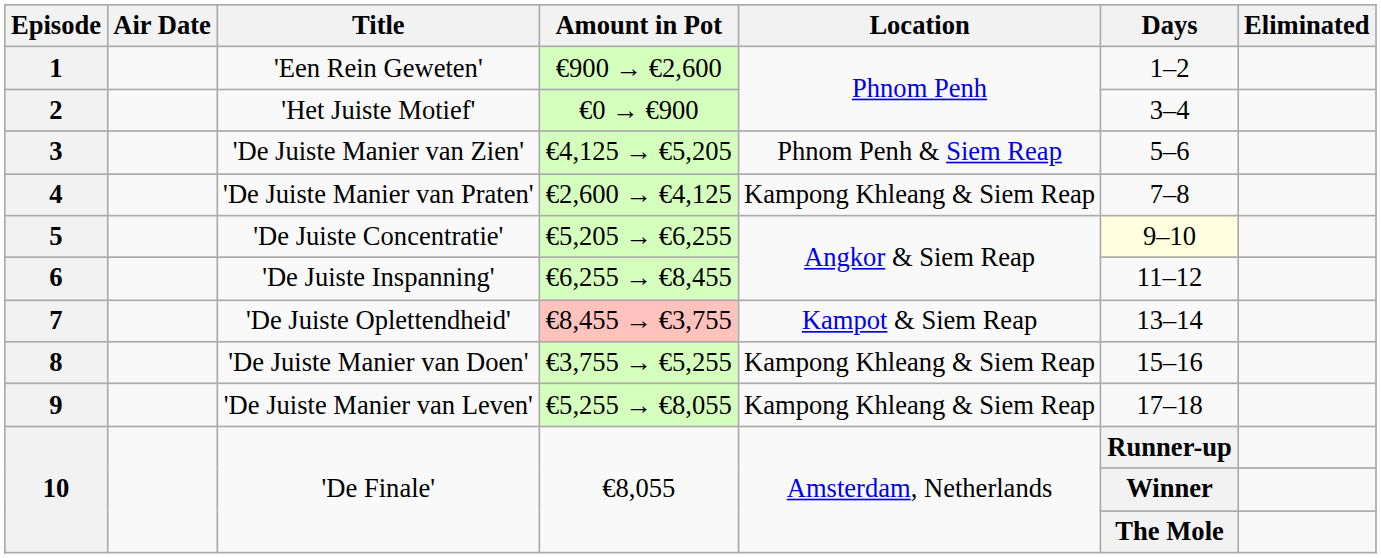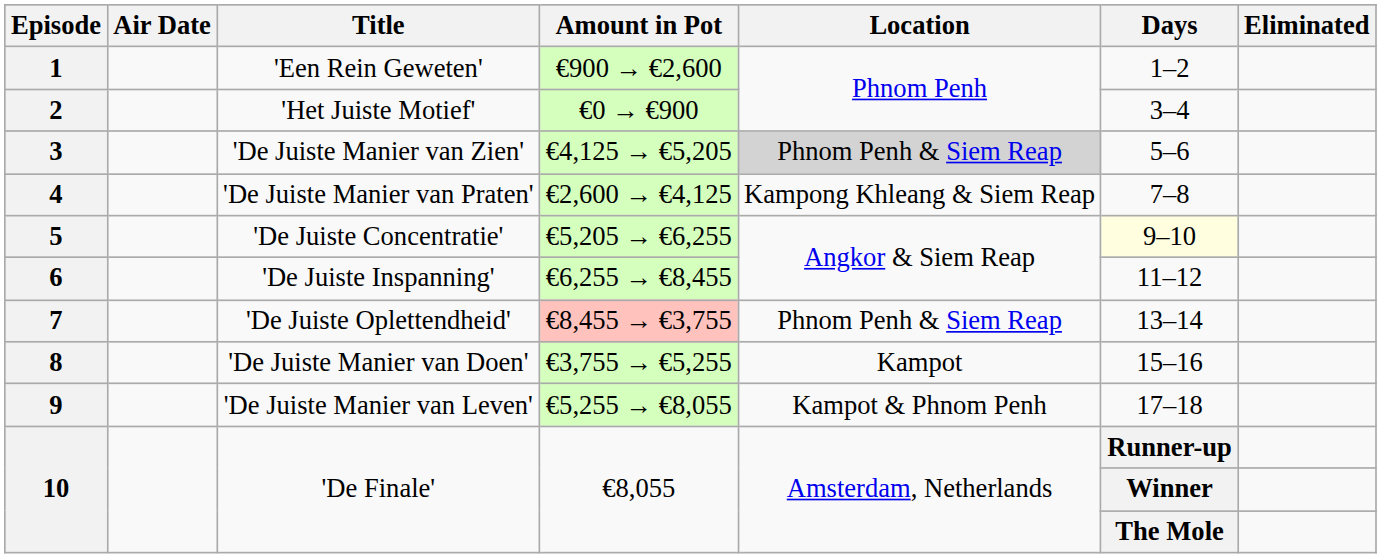(920, 151) no background -> (920, 151) lightgrey background
(920, 320) Kampot & Siem Reap -> (920, 320) Phnom Penh & Siem Reap
(920, 362) Kampong Khleang & Siem Reap -> (920, 362) Kampot
(920, 404) Kampong Khleang & Siem Reap -> (920, 404) Kampot & Phnom Penh
